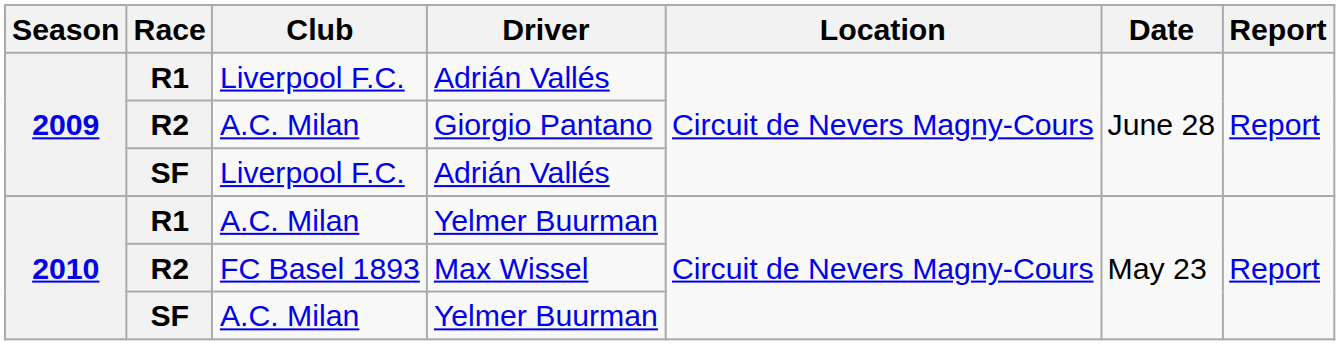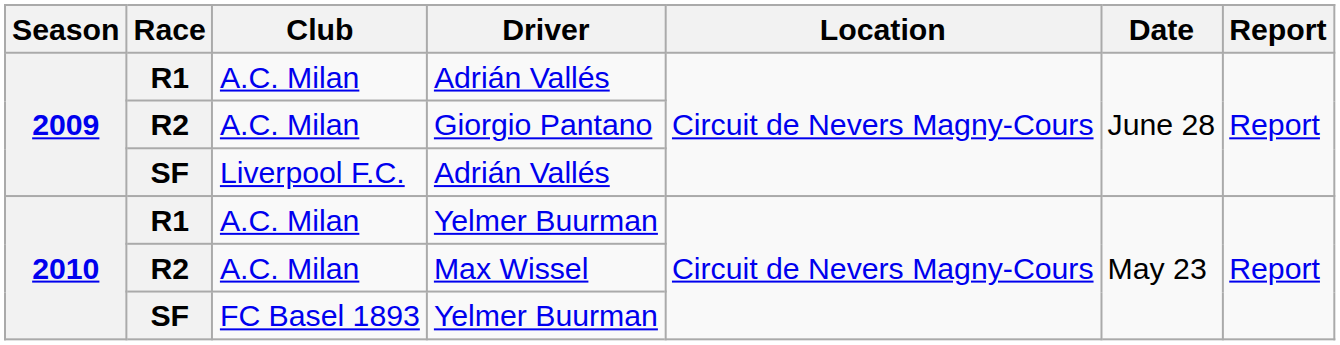(312, 77) Liverpool F.C. -> (290, 77) A.C. Milan
(320, 269) FC Basel 1893 -> (290, 269) A.C. Milan
(290, 316) A.C. Milan -> (320, 316) FC Basel 1893
